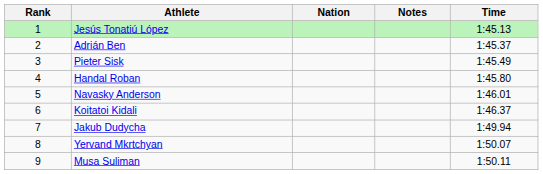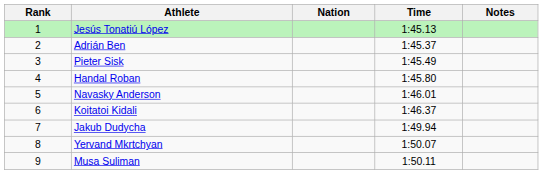columns swapped: (494, 12) <-> (412, 12)
